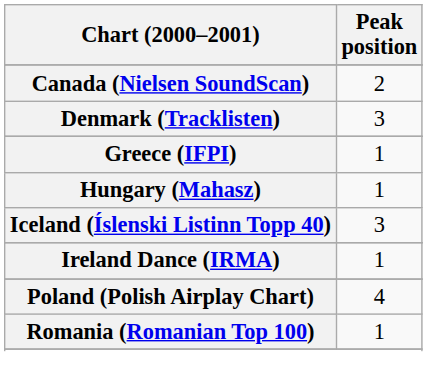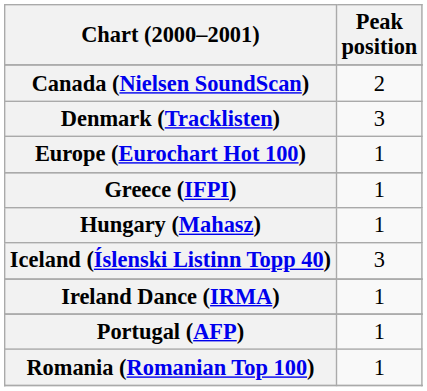+ row: (170, 154)
- row: (170, 296)
+ row: (170, 331)
